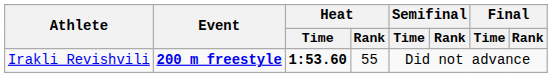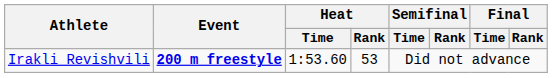(318, 60) bold -> (318, 60) normal
(369, 60) 55 -> (369, 60) 53
